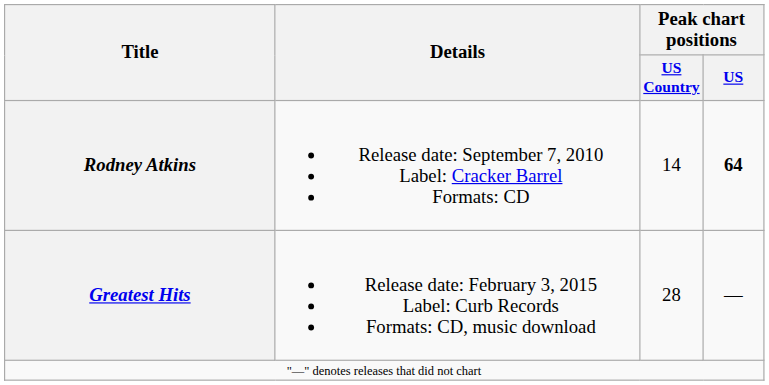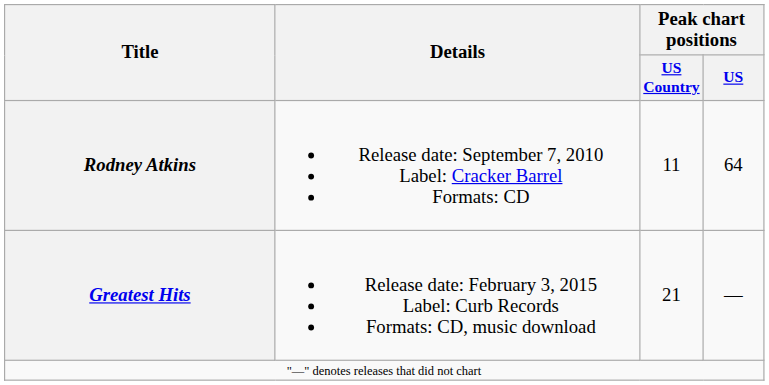(671, 165) 14 -> (671, 165) 11
(733, 165) bold -> (733, 165) normal
(671, 295) 28 -> (671, 295) 21
